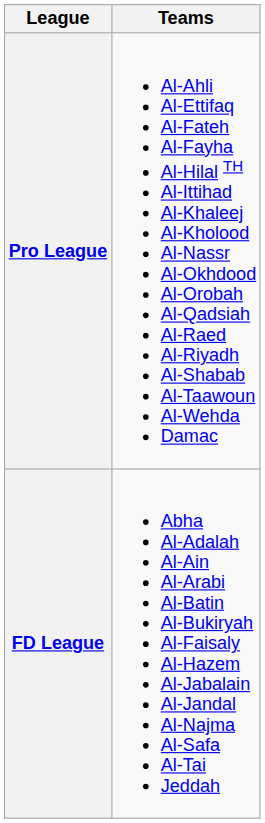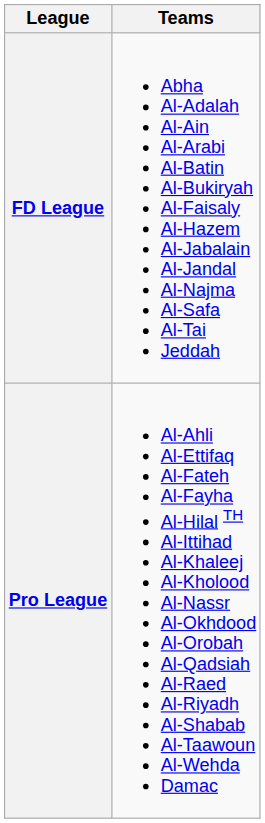rows swapped: (58, 251) <-> (58, 643)
